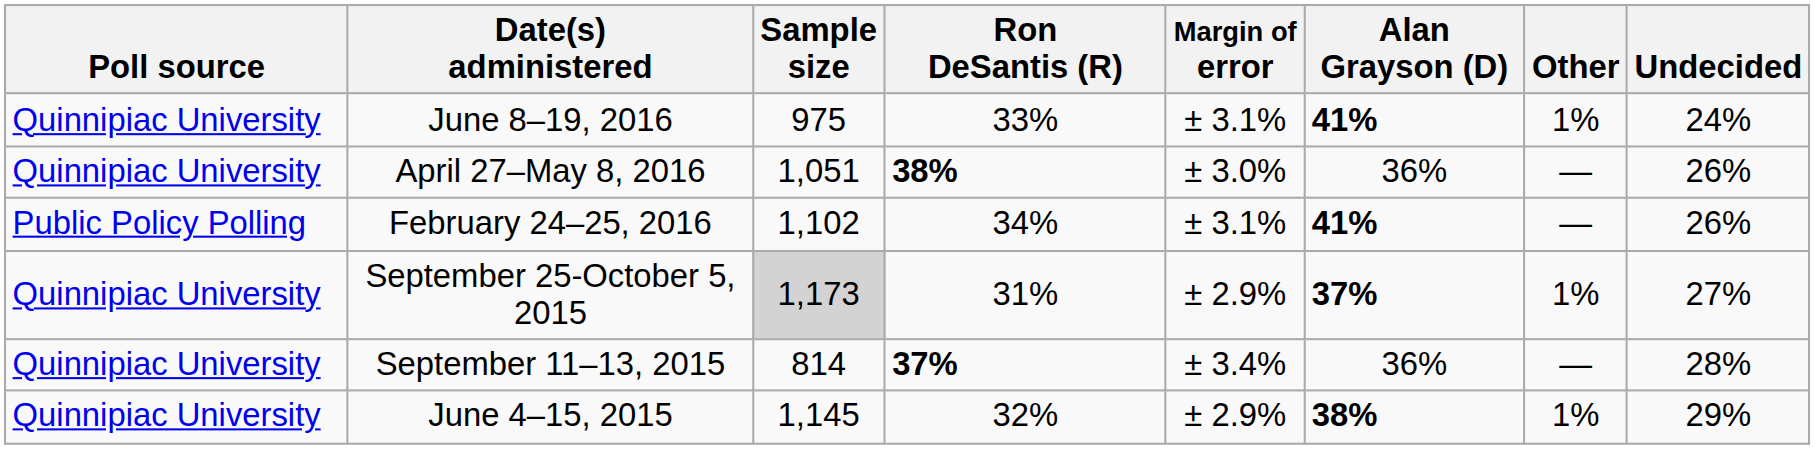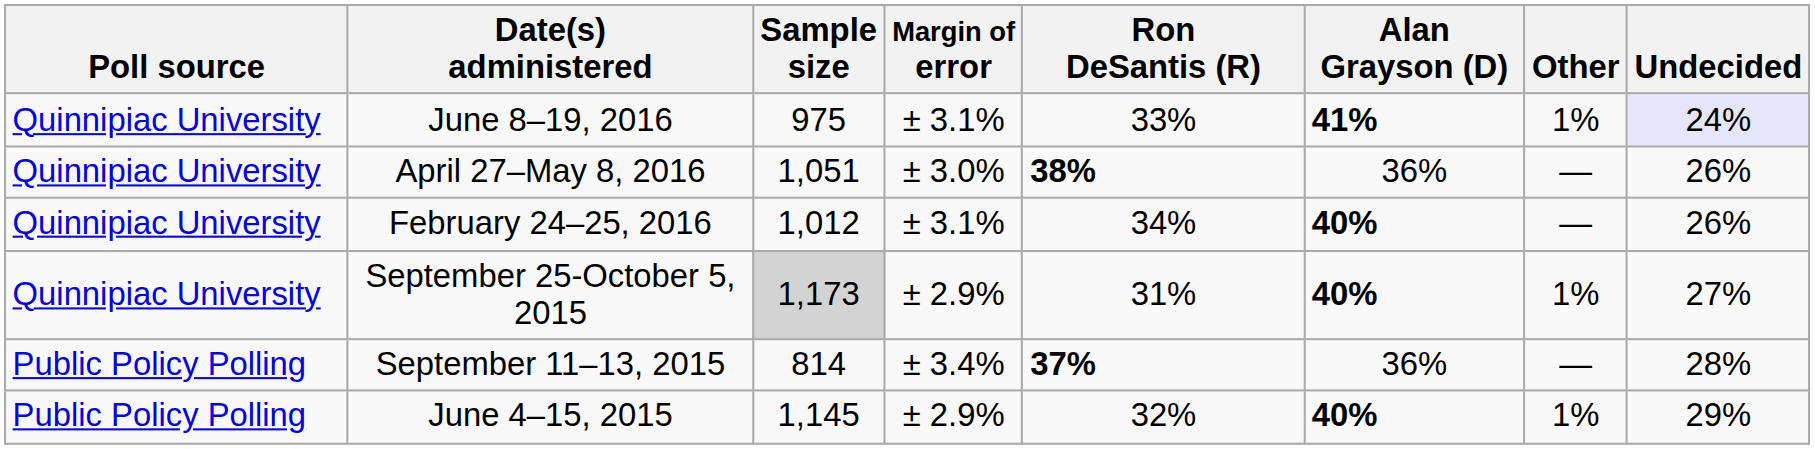columns swapped: (1235, 51) <-> (1025, 48)
(1718, 119) no background -> (1718, 119) lavender background
(159, 223) Public Policy Polling -> (167, 223) Quinnipiac University
(819, 223) 1,102 -> (819, 223) 1,012
(1345, 223) 41% -> (1345, 223) 40%
(1345, 293) 37% -> (1345, 293) 40%
(167, 364) Quinnipiac University -> (159, 364) Public Policy Polling
(167, 416) Quinnipiac University -> (159, 416) Public Policy Polling
(1345, 416) 38% -> (1345, 416) 40%
